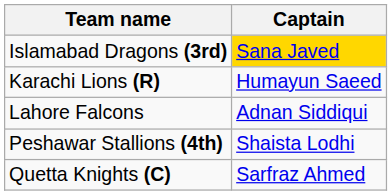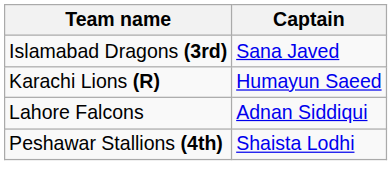(288, 50) gold background -> (288, 50) no background
- row: (90, 174)
